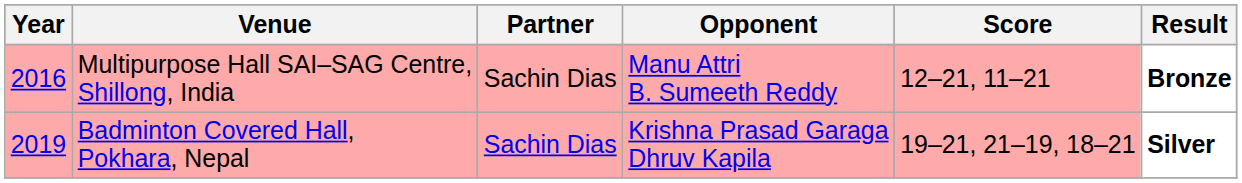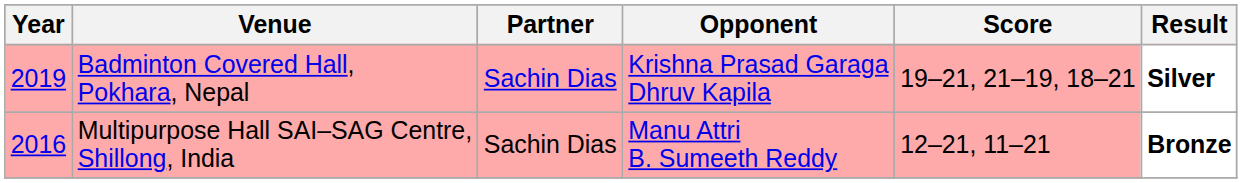rows swapped: (275, 78) <-> (216, 145)
